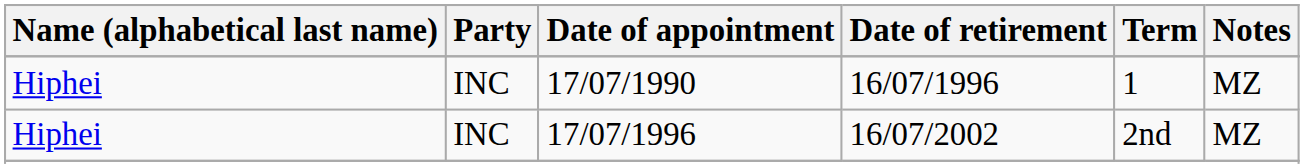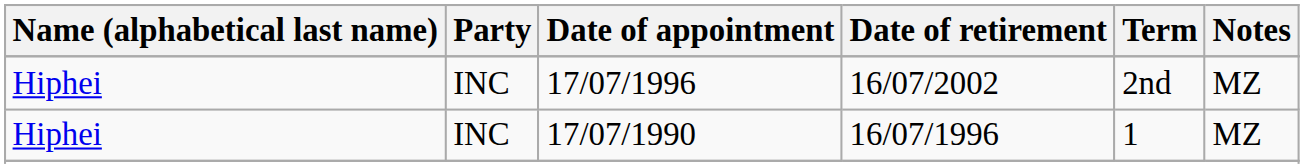rows swapped: (621, 134) <-> (621, 82)
